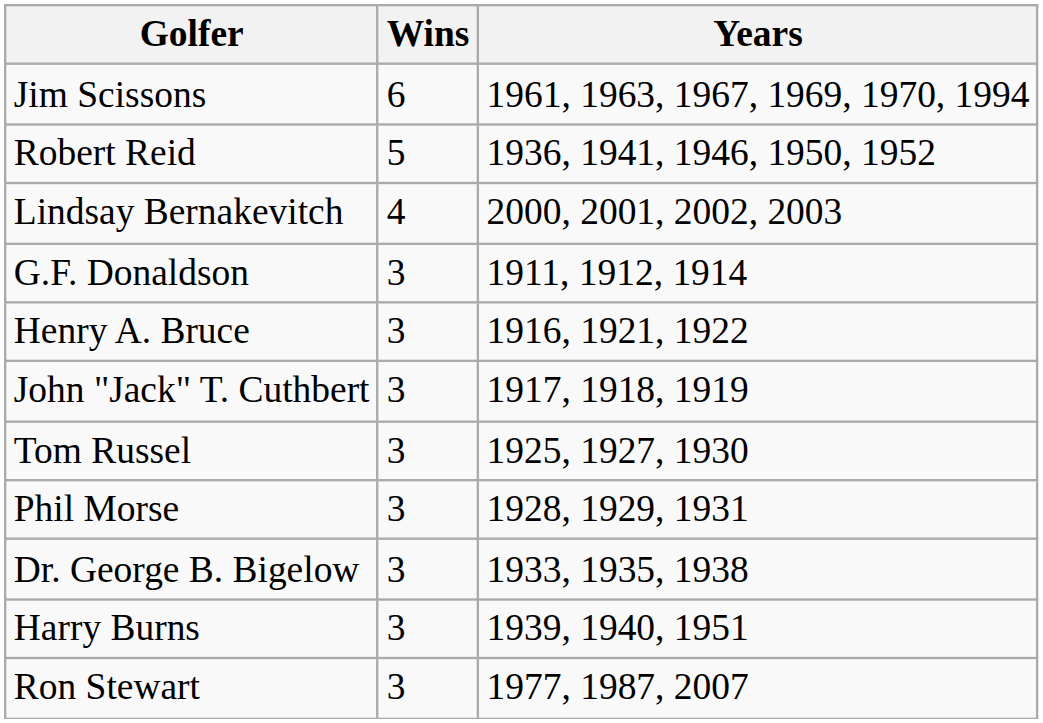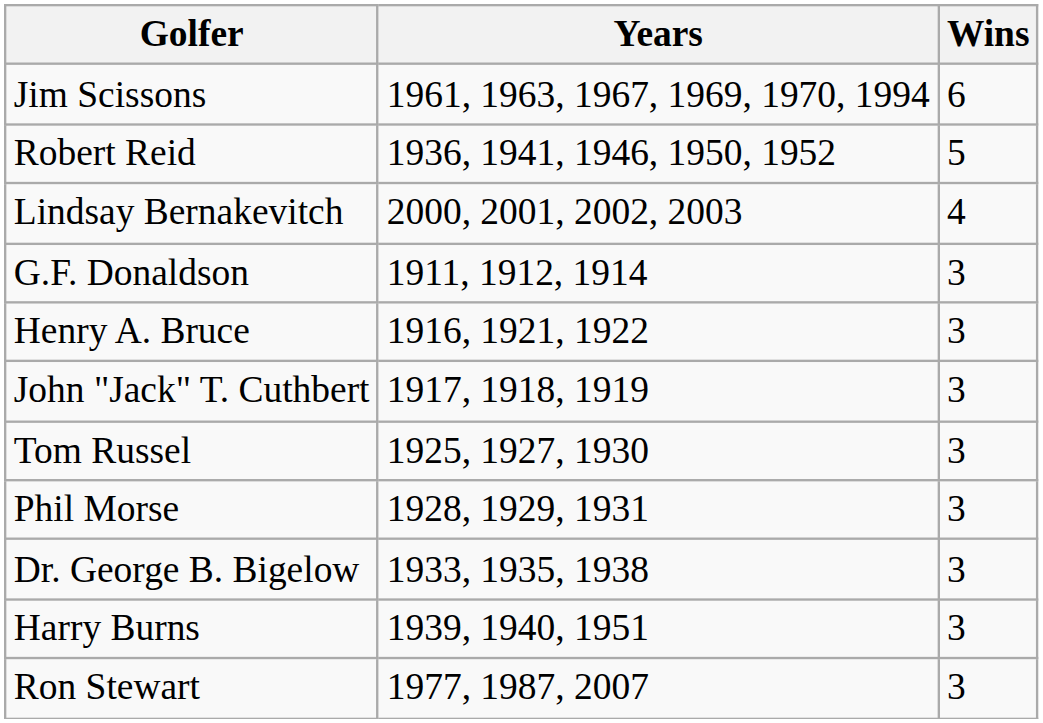columns swapped: (428, 34) <-> (758, 34)
